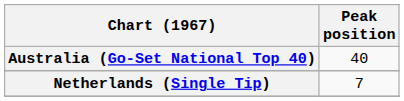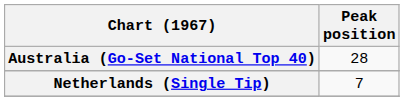(359, 59) 40 -> (359, 59) 28
